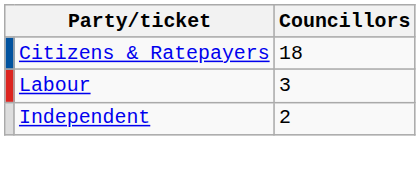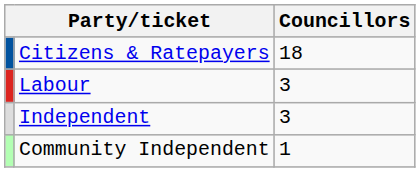(285, 118) 2 -> (285, 118) 3
+ row: (144, 151)
